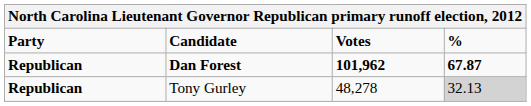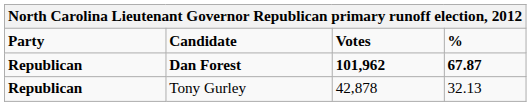(357, 88) 48,278 -> (357, 88) 42,878
(465, 88) lightgrey background -> (465, 88) no background
